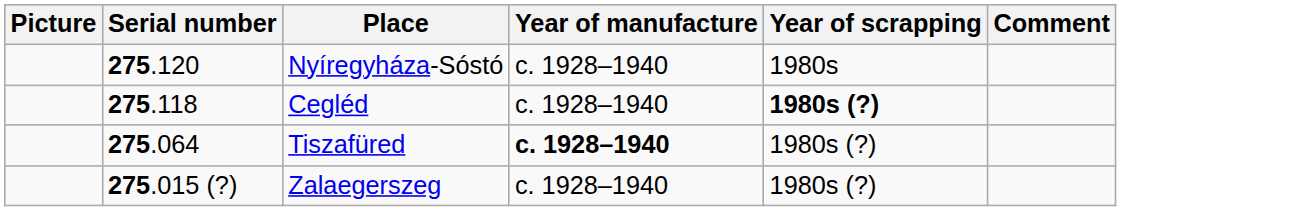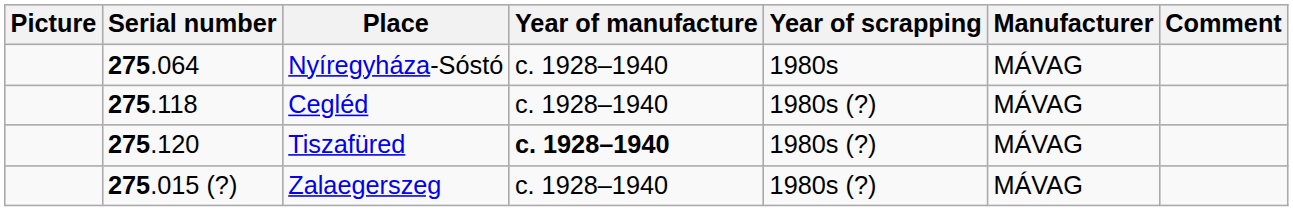+ column: (1073, 24)
(154, 64) 275.120 -> (154, 64) 275.064
(824, 104) bold -> (823, 104) normal
(154, 144) 275.064 -> (154, 144) 275.120
